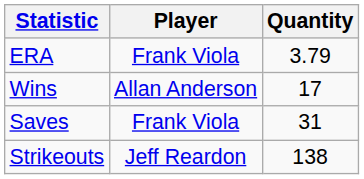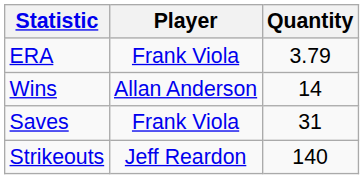(310, 88) 17 -> (310, 88) 14
(310, 156) 138 -> (310, 156) 140
